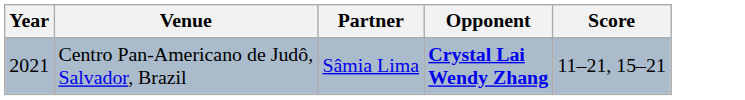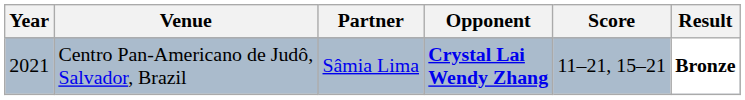+ column: (705, 21)
